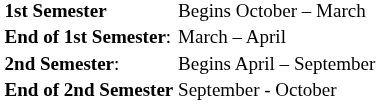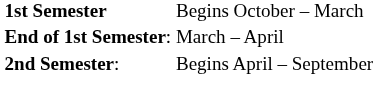- row: (89, 89)
